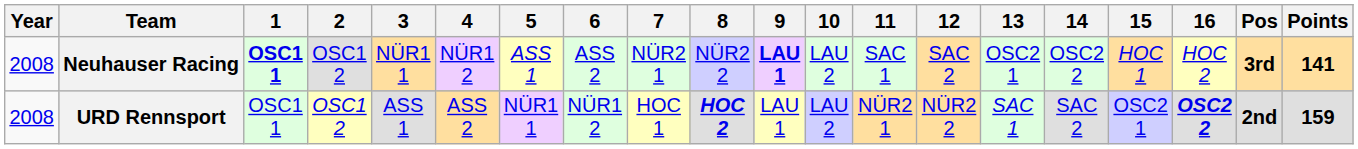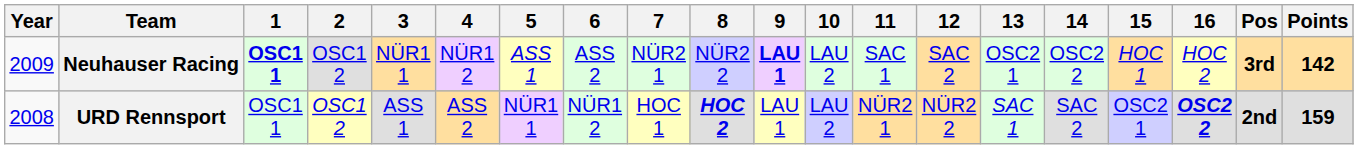(32, 64) 2008 -> (32, 64) 2009
(1318, 64) 141 -> (1318, 64) 142
